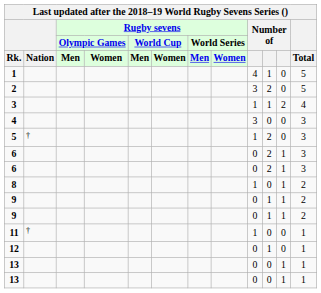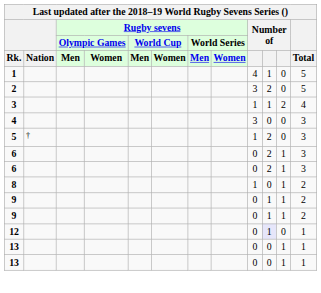- row: (14, 232)
(269, 249) no background -> (269, 231) lavender background
